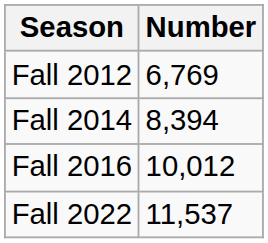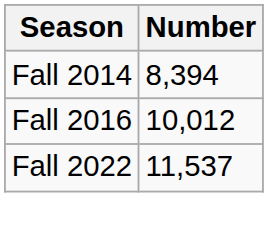- row: (72, 74)
